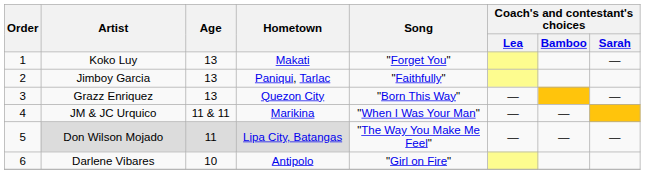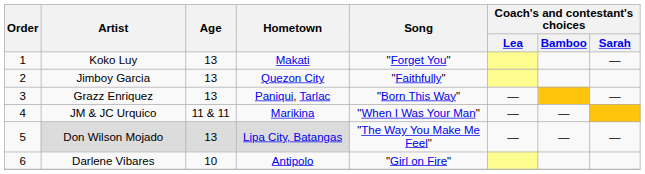(293, 78) Paniqui, Tarlac -> (293, 78) Quezon City
(293, 96) Quezon City -> (293, 96) Paniqui, Tarlac
(211, 137) 11 -> (211, 137) 13
